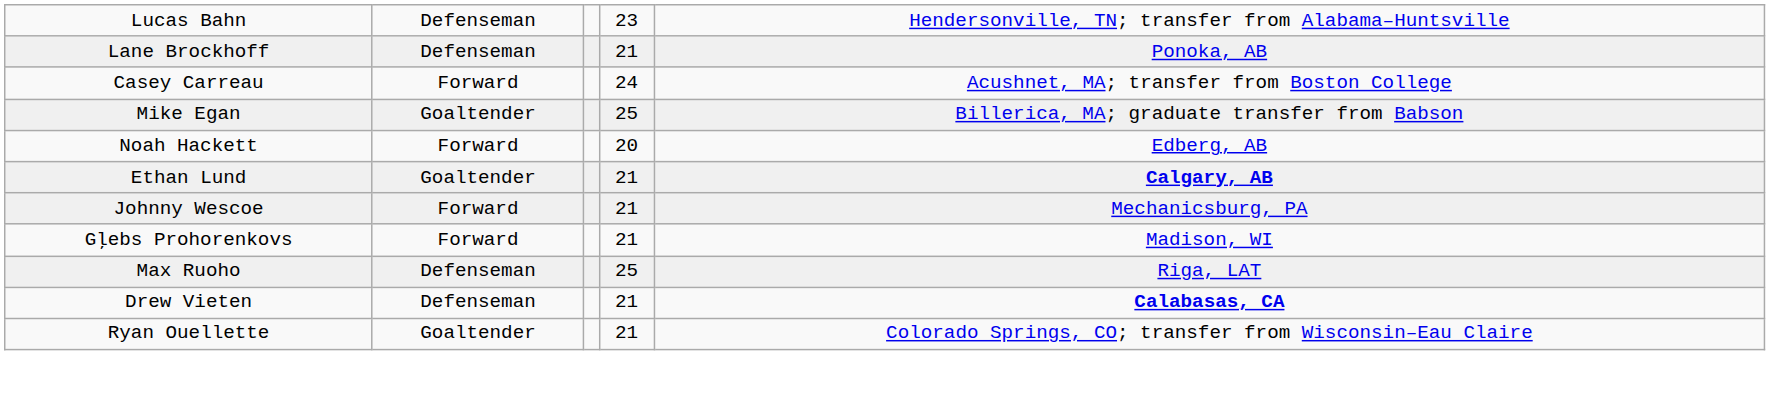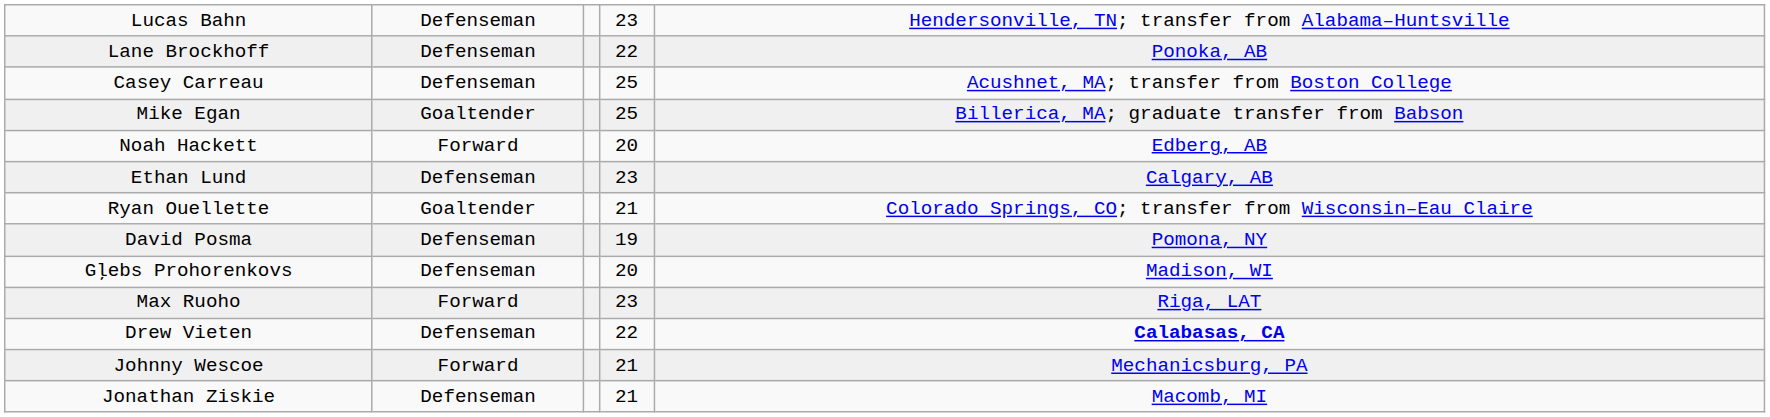(626, 52) 21 -> (626, 52) 22
(478, 83) Forward -> (478, 83) Defenseman
(626, 83) 24 -> (626, 83) 25
(478, 177) Goaltender -> (478, 177) Defenseman
(626, 177) 21 -> (626, 177) 23
(1209, 177) bold -> (1209, 177) normal
rows swapped: (189, 334) <-> (189, 209)
+ row: (189, 240)
(478, 240) Forward -> (478, 271) Defenseman
(626, 240) 21 -> (626, 271) 20
(478, 271) Defenseman -> (478, 303) Forward
(626, 271) 25 -> (626, 303) 23
(626, 303) 21 -> (626, 334) 22
+ row: (189, 397)
